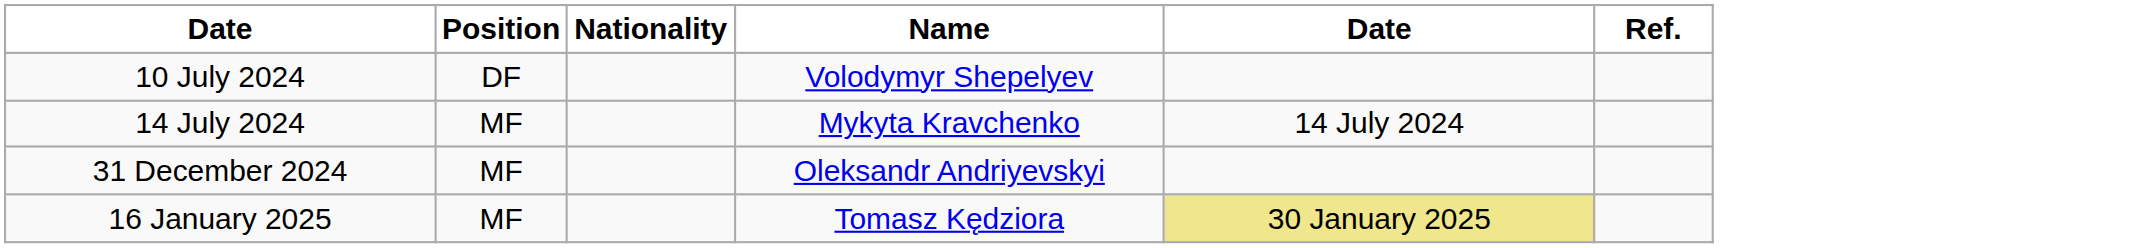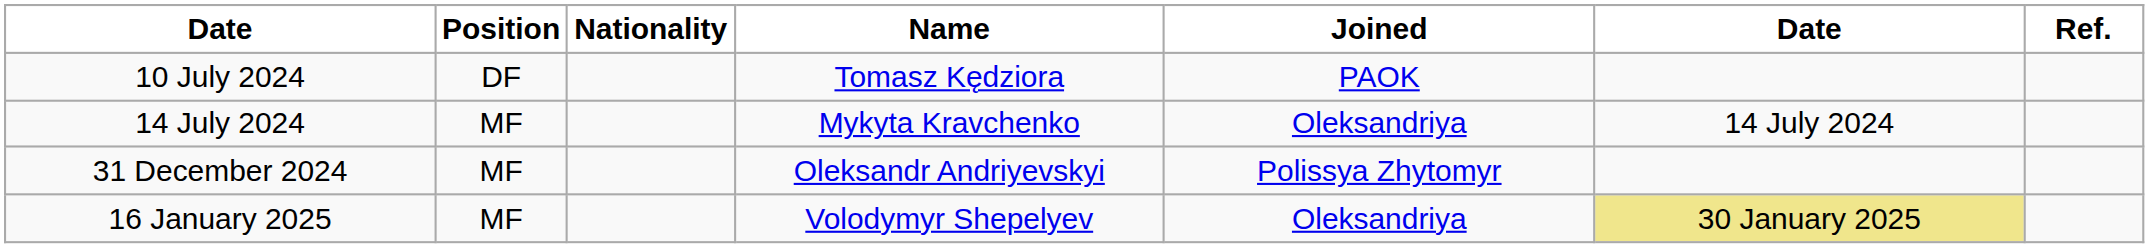+ column: (1379, 29)
(949, 76) Volodymyr Shepelyev -> (949, 76) Tomasz Kędziora
(949, 218) Tomasz Kędziora -> (949, 218) Volodymyr Shepelyev
